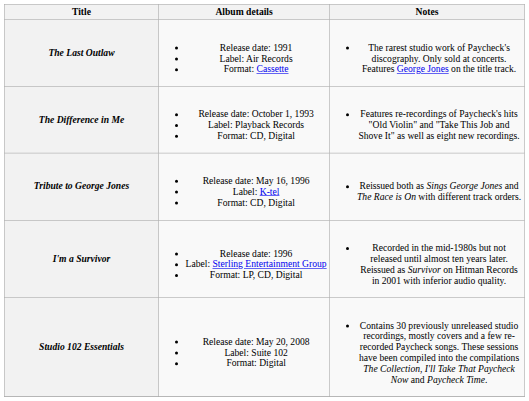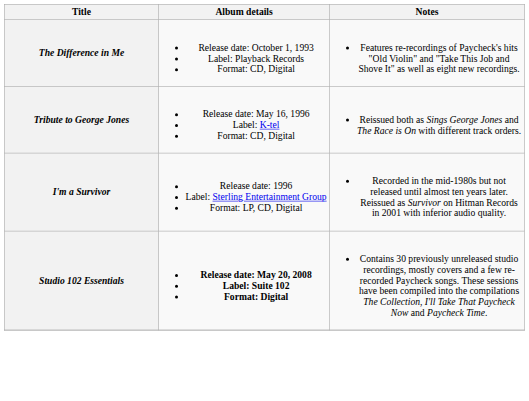- row: (81, 53)
(244, 353) normal -> (244, 286) bold
